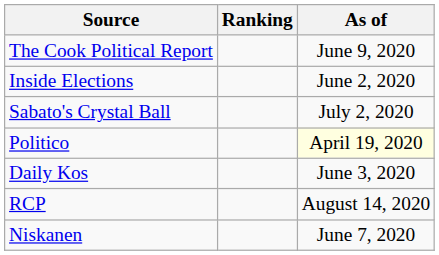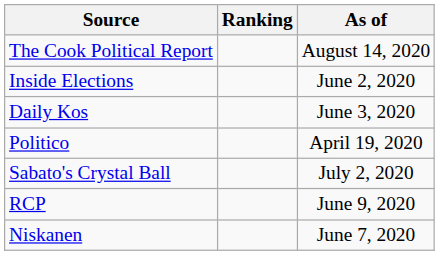(366, 50) June 9, 2020 -> (366, 50) August 14, 2020
rows swapped: (90, 111) <-> (49, 173)
(366, 142) lightyellow background -> (366, 142) no background
(366, 204) August 14, 2020 -> (366, 204) June 9, 2020
